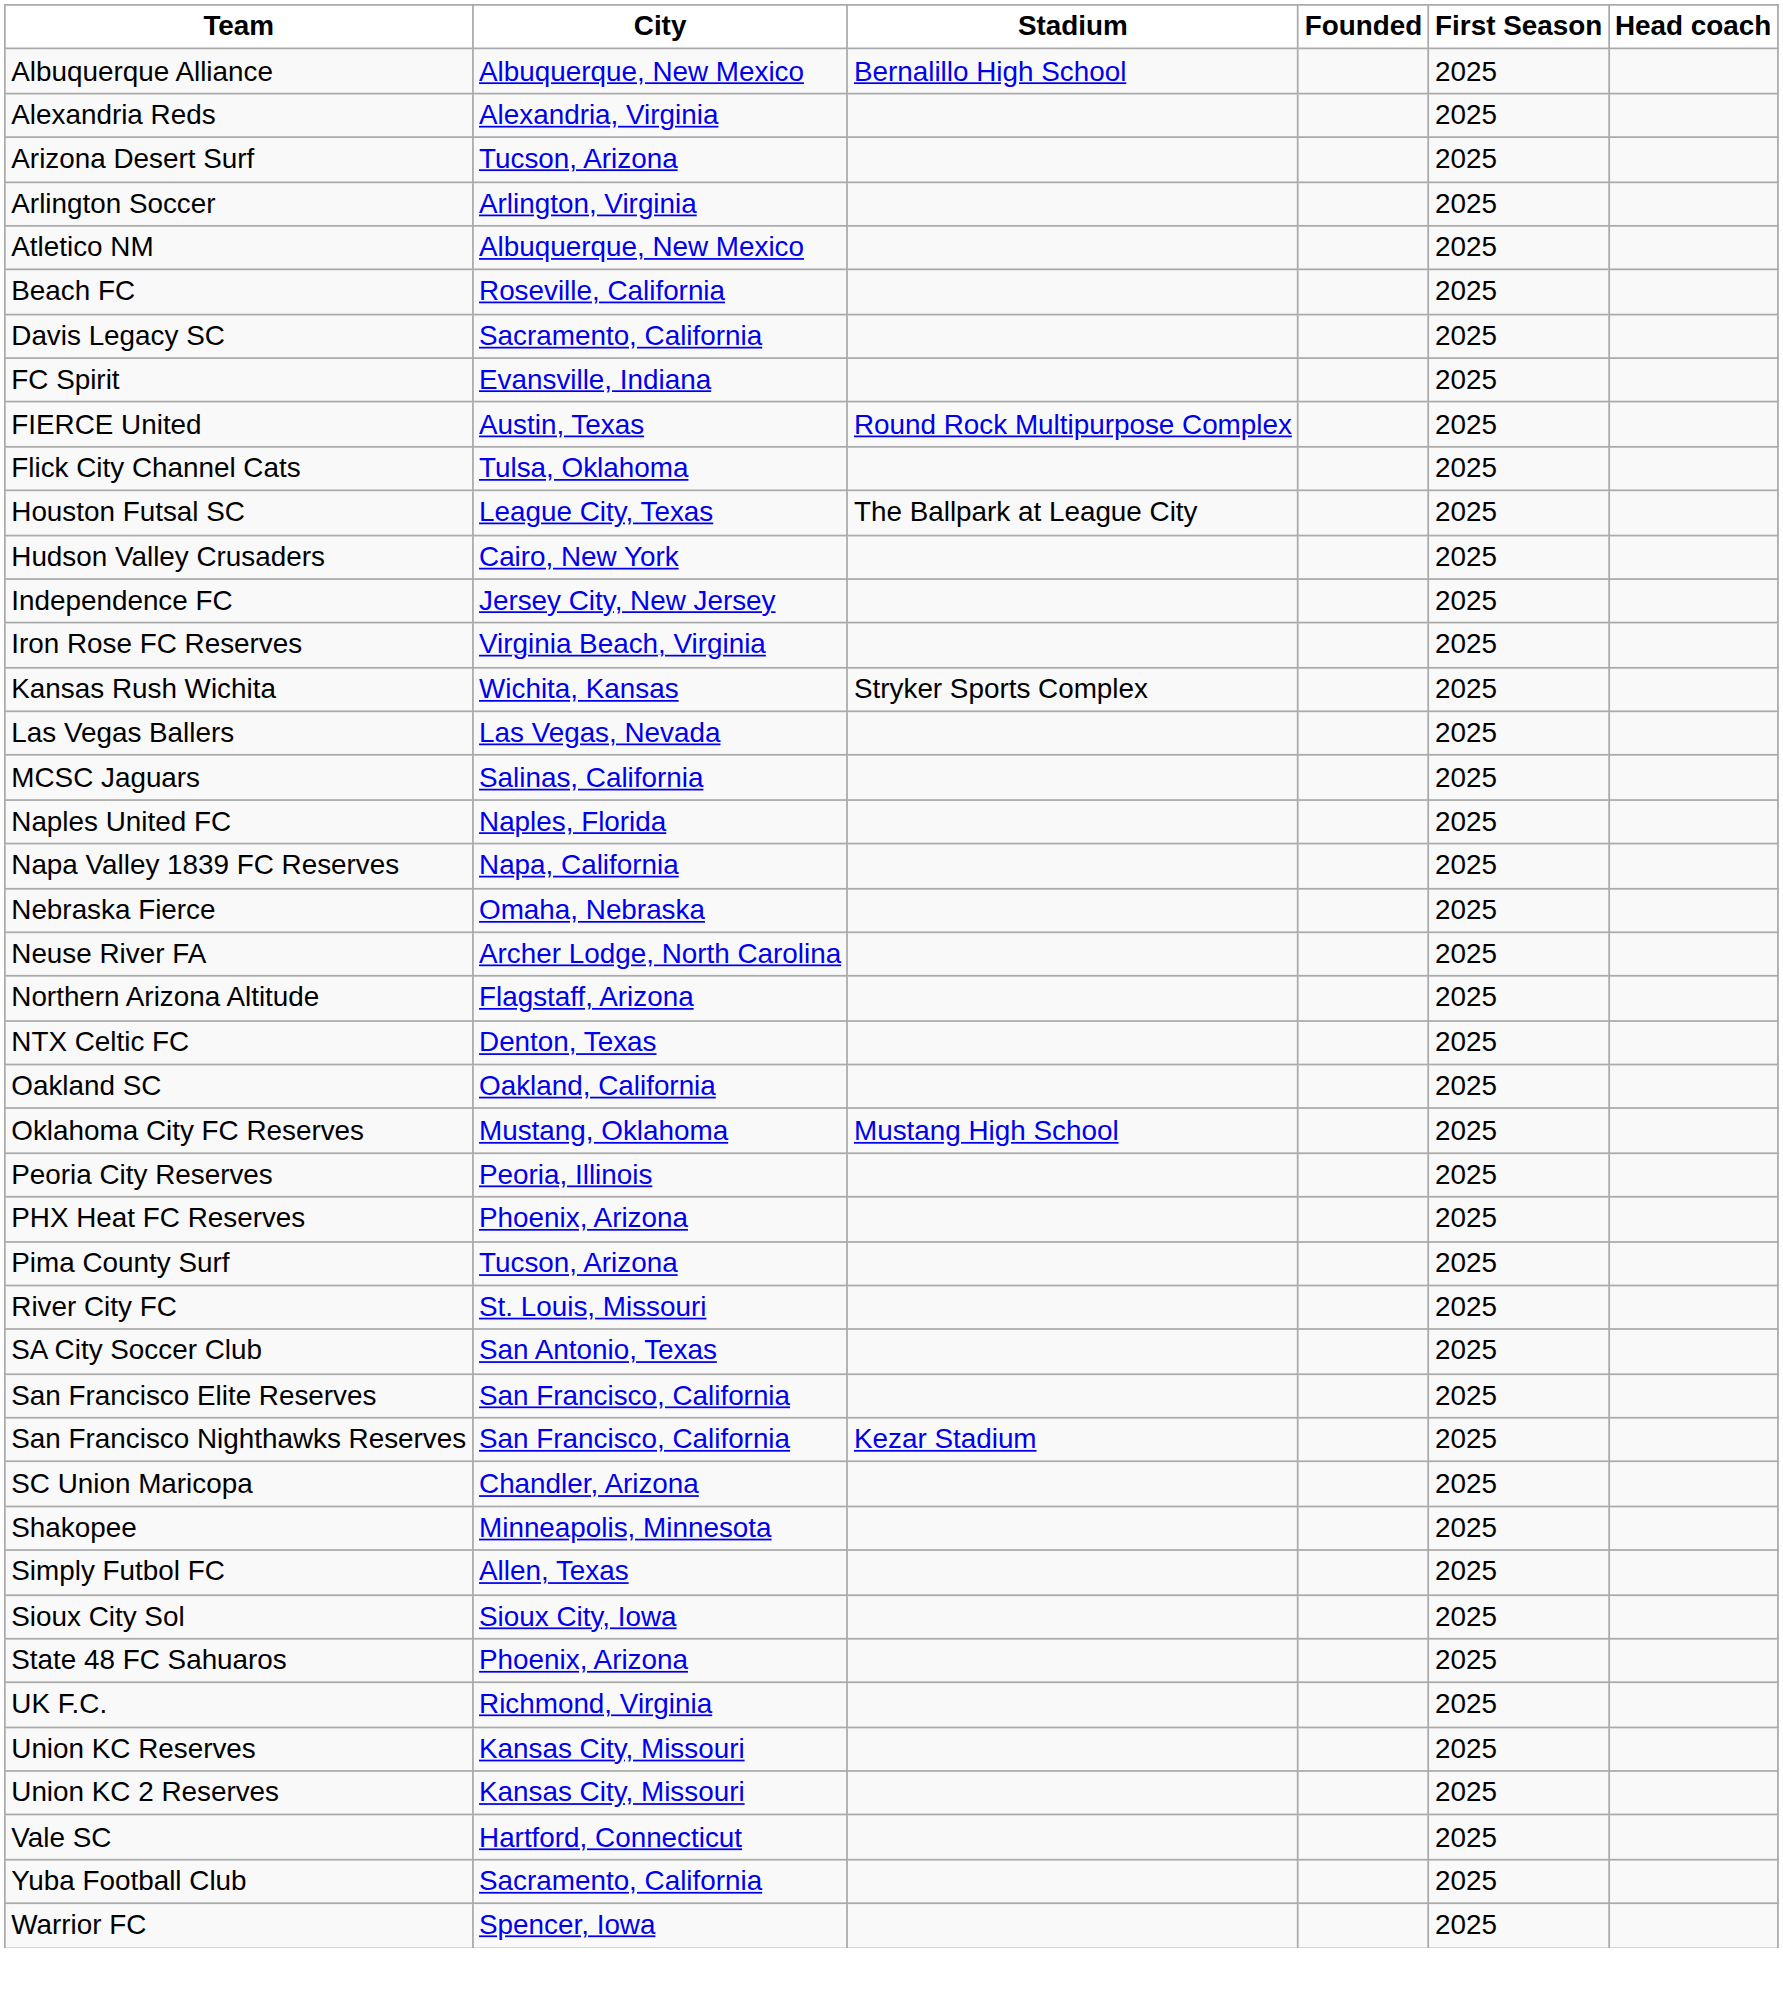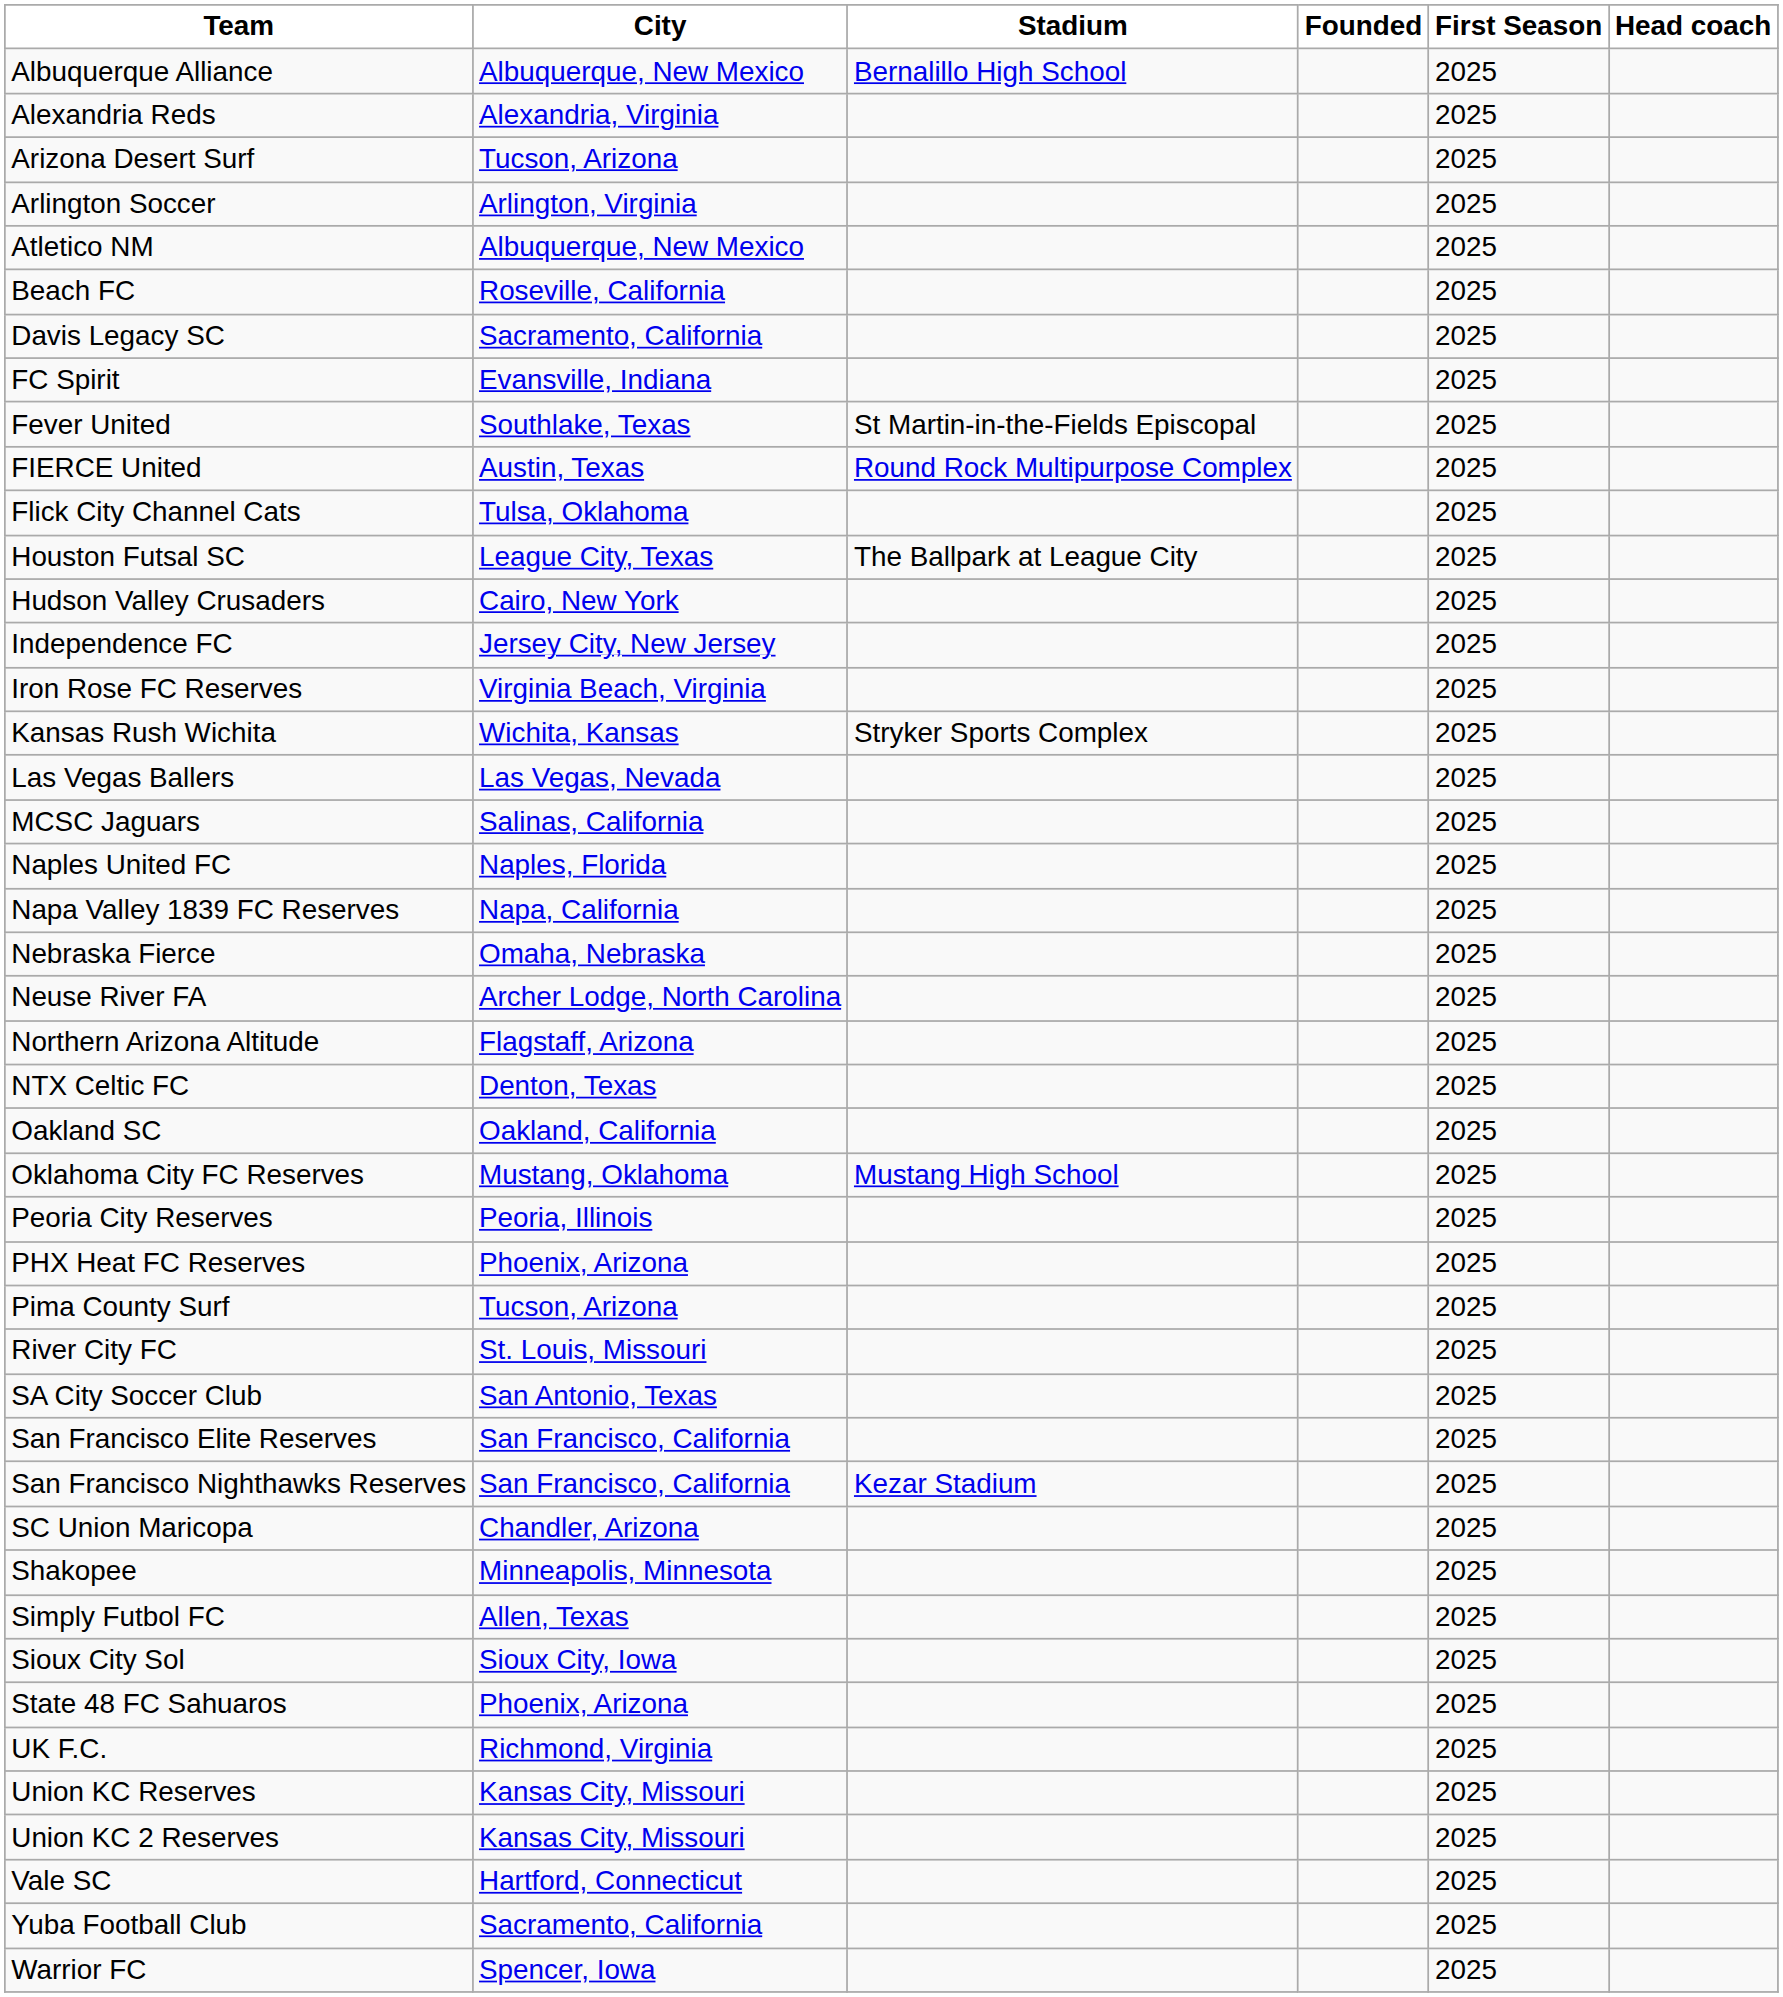+ row: (91, 423)
